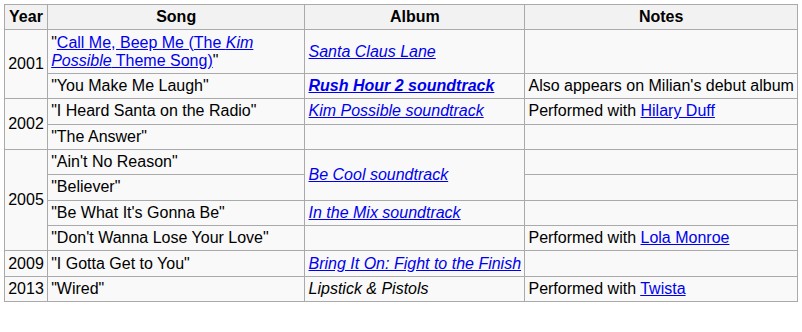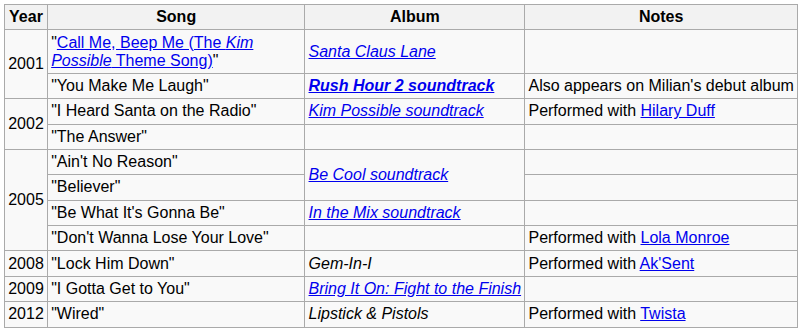+ row: (113, 263)
(26, 288) 2013 -> (26, 314) 2012
